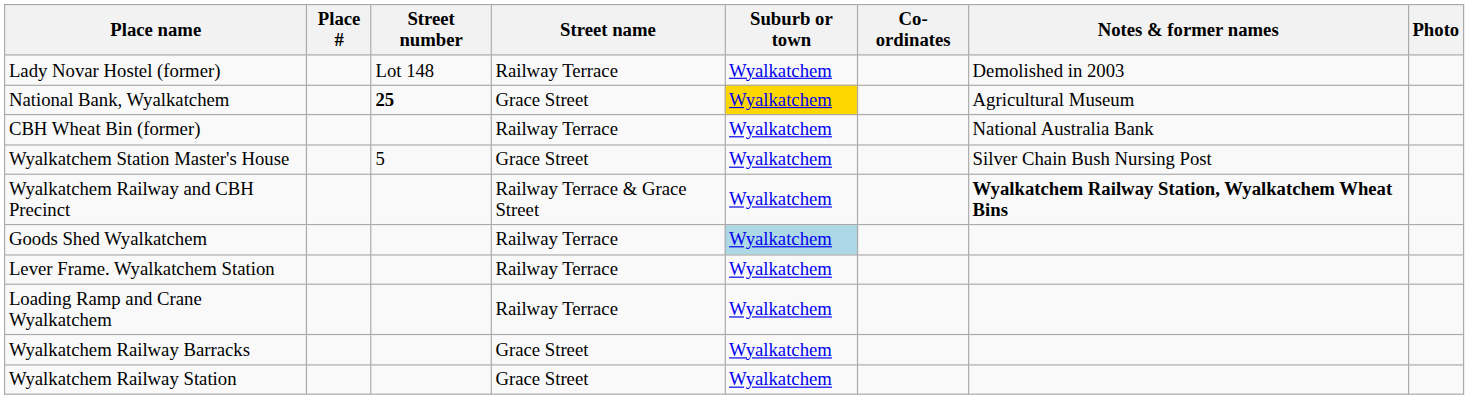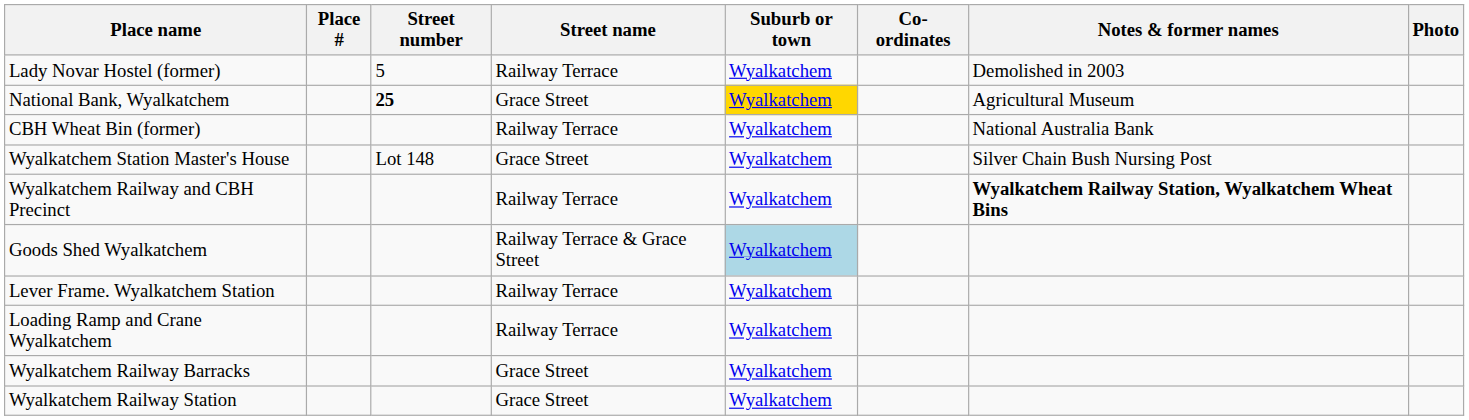(405, 70) Lot 148 -> (380, 70) 5
(380, 159) 5 -> (405, 159) Lot 148
(591, 199) Railway Terrace & Grace Street -> (557, 199) Railway Terrace
(557, 239) Railway Terrace -> (591, 250) Railway Terrace & Grace Street
